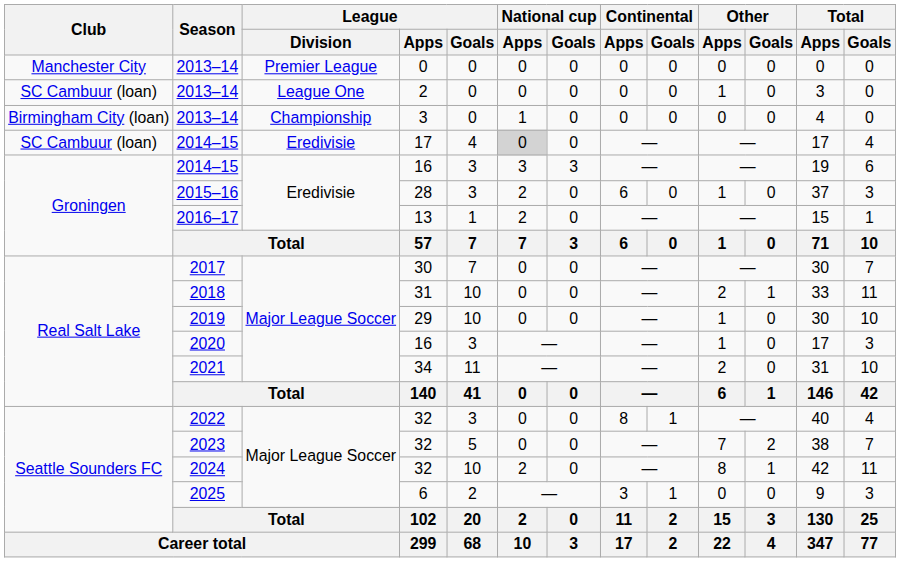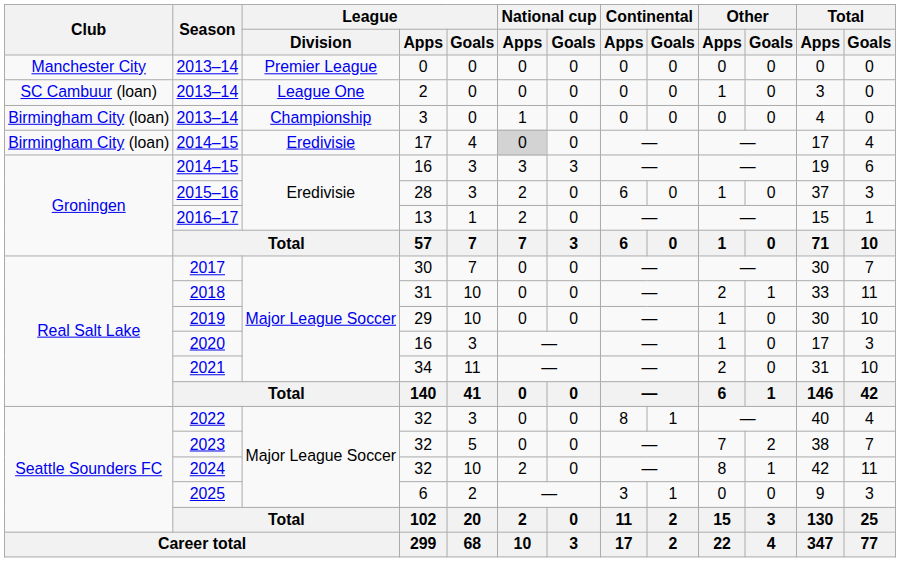(89, 142) SC Cambuur (loan) -> (89, 142) Birmingham City (loan)
